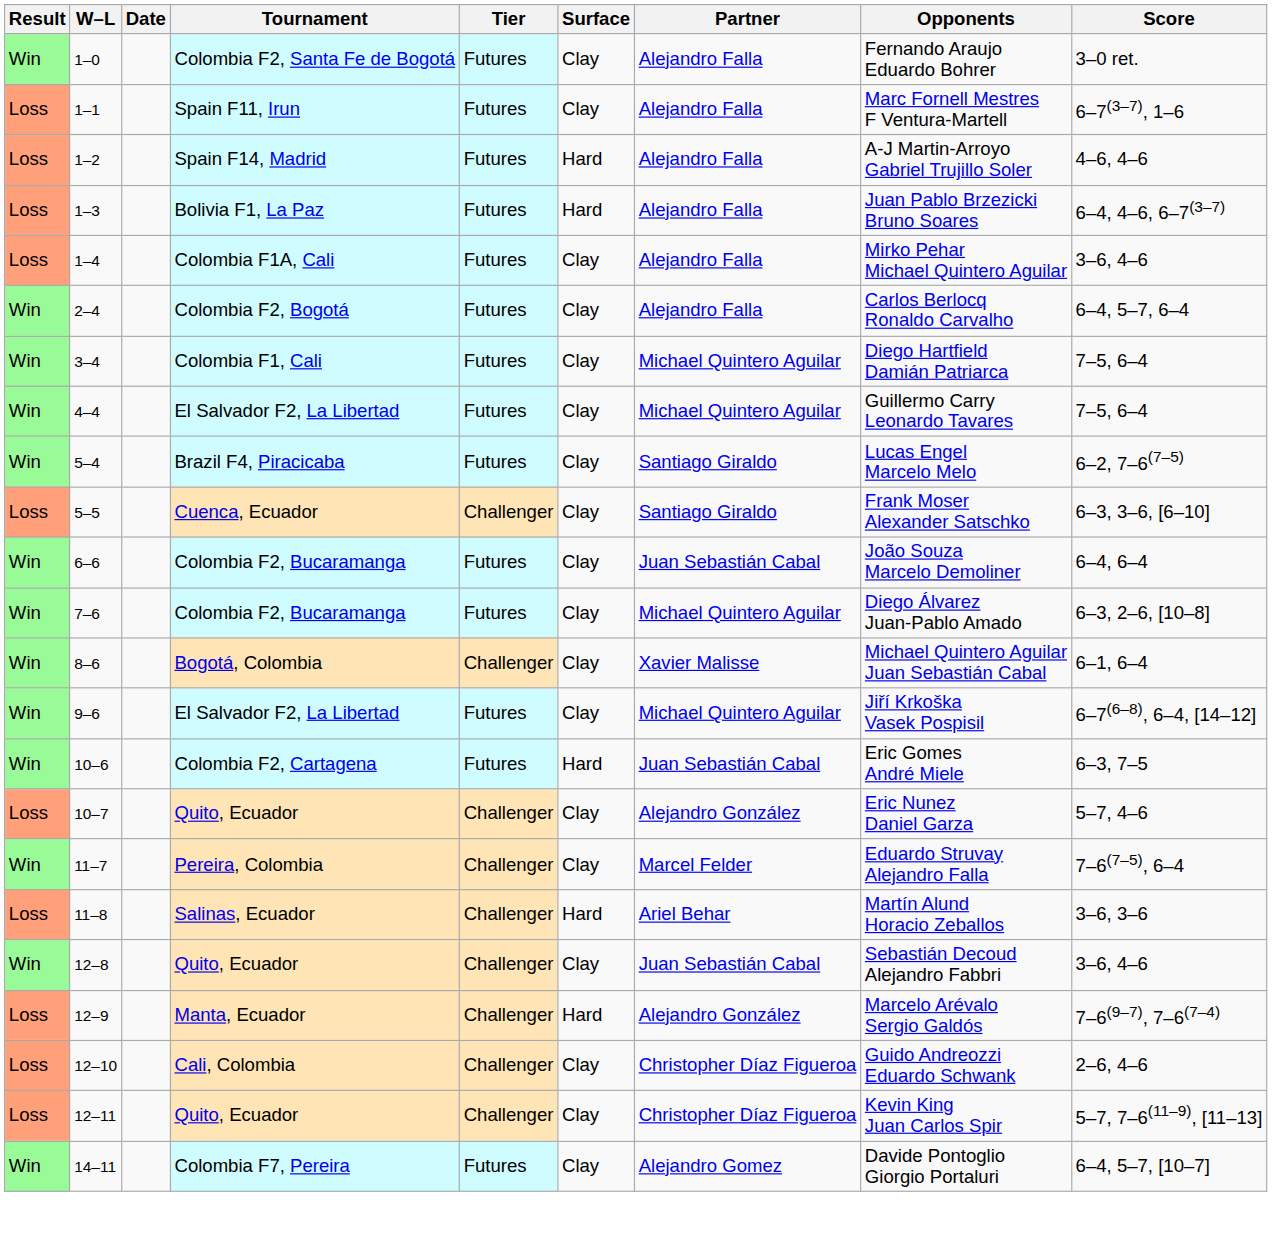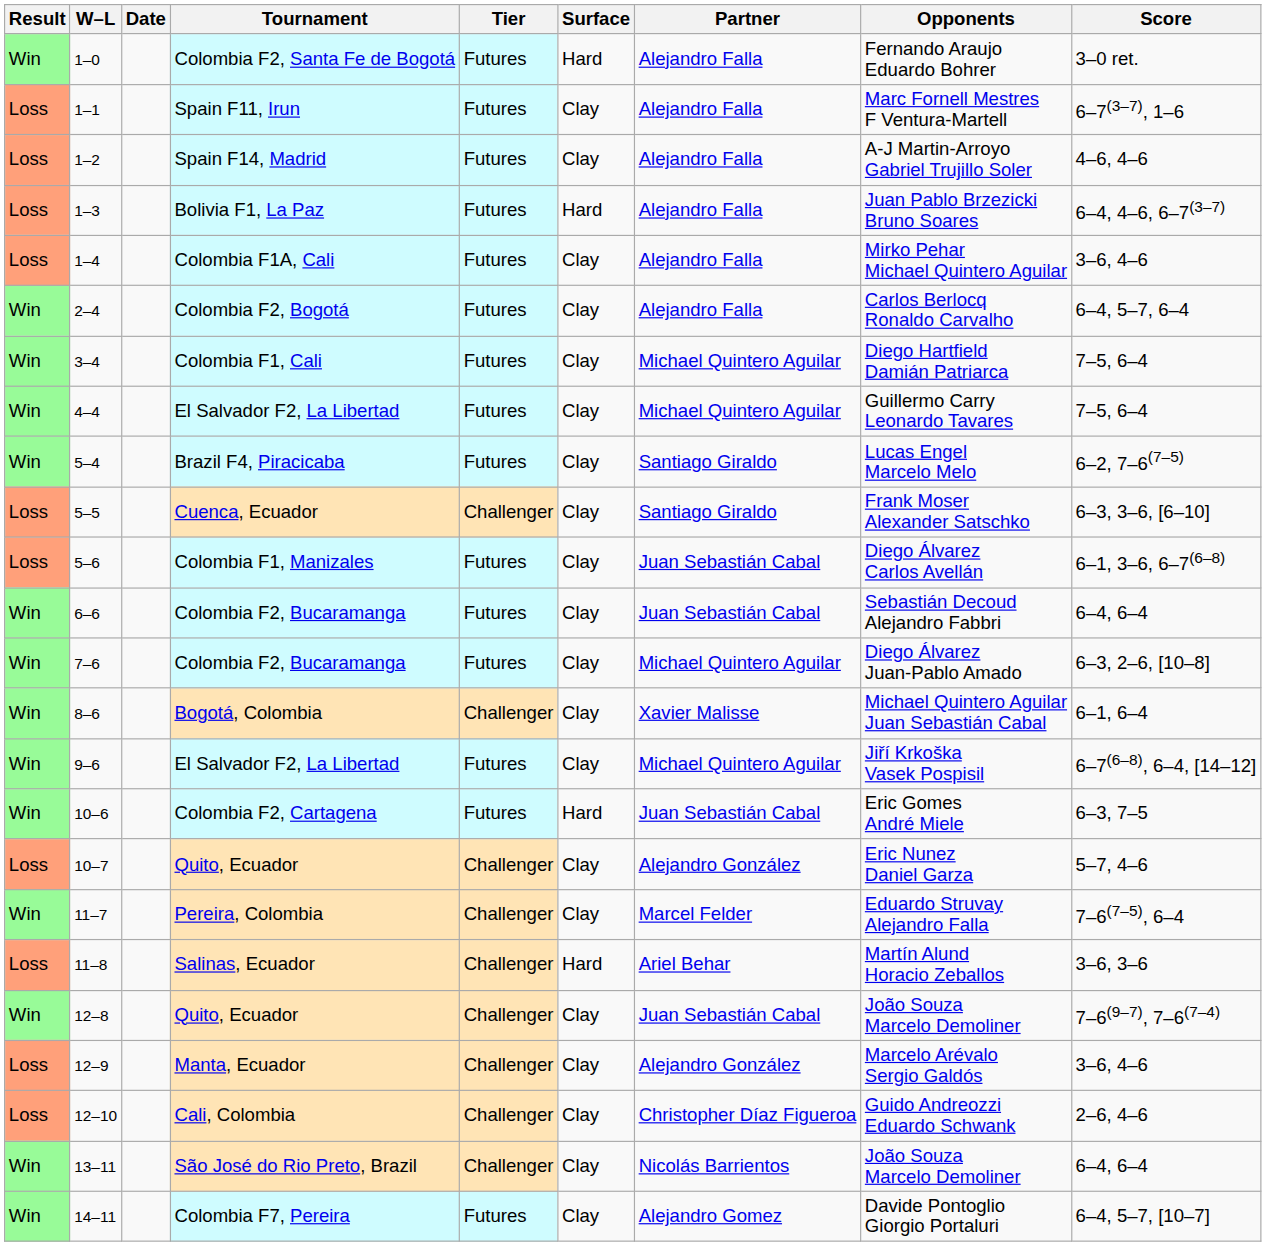(581, 59) Clay -> (582, 59) Hard
(582, 159) Hard -> (581, 159) Clay
+ row: (87, 563)
(943, 562) João Souza Marcelo Demoliner -> (941, 612) Sebastián Decoud Alejandro Fabbri
(941, 964) Sebastián Decoud Alejandro Fabbri -> (943, 1015) João Souza Marcelo Demoliner
(1112, 964) 3–6, 4–6 -> (1148, 1015) 7–6(9–7), 7–6(7–4)
(582, 1015) Hard -> (581, 1065) Clay
(1148, 1015) 7–6(9–7), 7–6(7–4) -> (1112, 1065) 3–6, 4–6
- row: (95, 1116)
+ row: (95, 1167)
